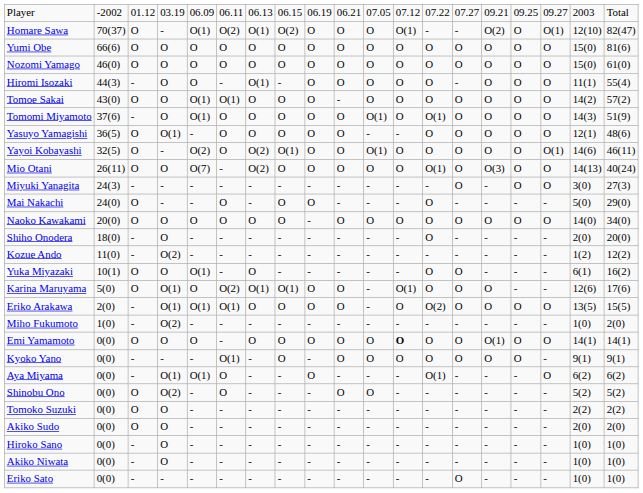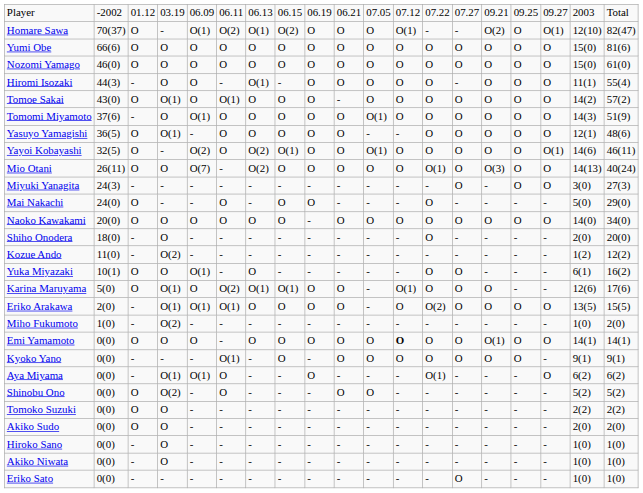(164, 99) O -> (170, 99) O(1)
(200, 99) O(1) -> (194, 99) O
(435, 116) O(1) -> (429, 116) O
